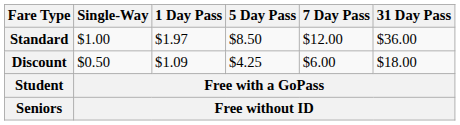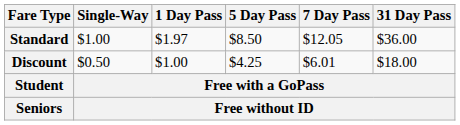(323, 39) $12.00 -> (323, 39) $12.05
(171, 62) $1.09 -> (171, 62) $1.00
(319, 62) $6.00 -> (319, 62) $6.01
